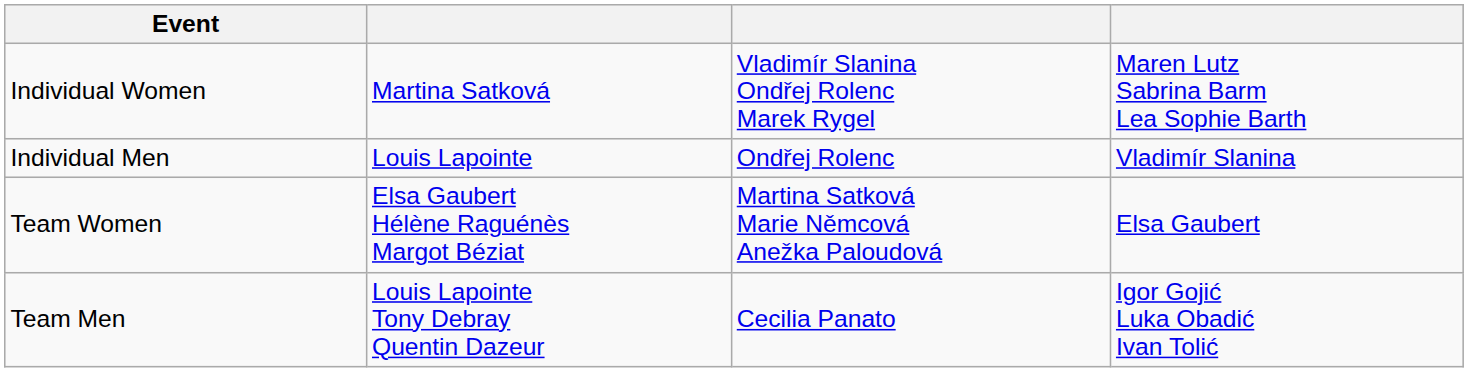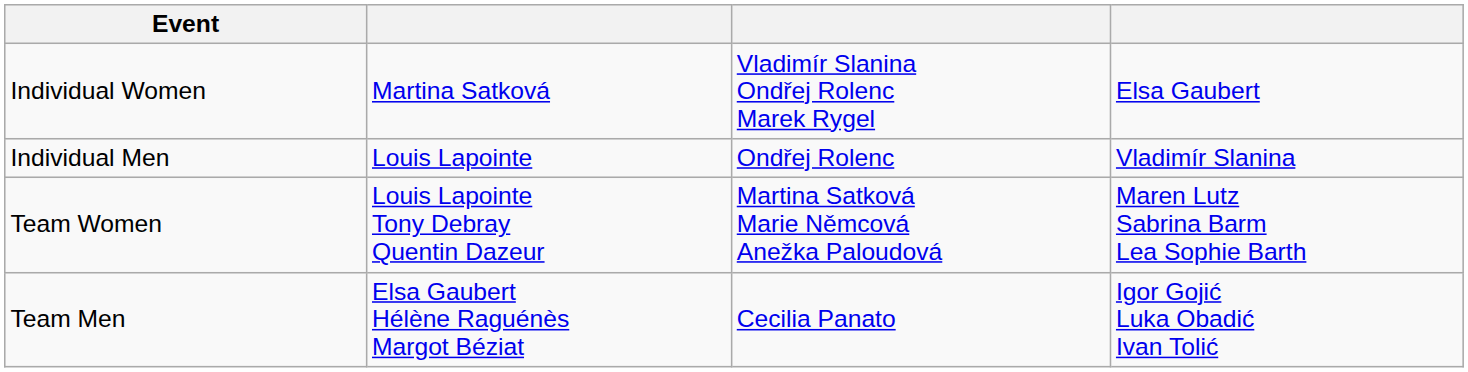(1211, 90) Maren Lutz Sabrina Barm Lea Sophie Barth -> (1188, 90) Elsa Gaubert
(471, 224) Elsa Gaubert Hélène Raguénès Margot Béziat -> (458, 224) Louis Lapointe Tony Debray Quentin Dazeur
(1188, 224) Elsa Gaubert -> (1211, 224) Maren Lutz Sabrina Barm Lea Sophie Barth
(458, 318) Louis Lapointe Tony Debray Quentin Dazeur -> (471, 318) Elsa Gaubert Hélène Raguénès Margot Béziat
